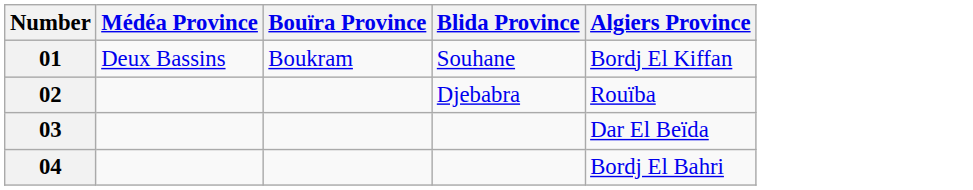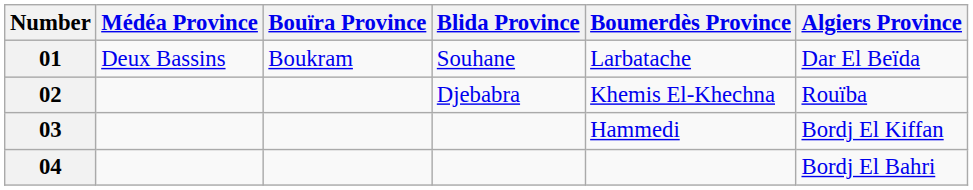+ column: (691, 22)
(661, 58) Bordj El Kiffan -> (861, 58) Dar El Beïda
(649, 130) Dar El Beïda -> (873, 130) Bordj El Kiffan
